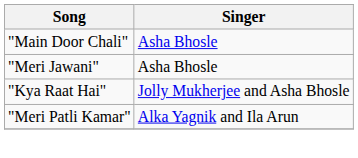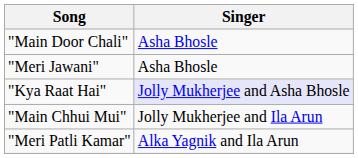(244, 91) no background -> (244, 91) lavender background
+ row: (67, 116)
